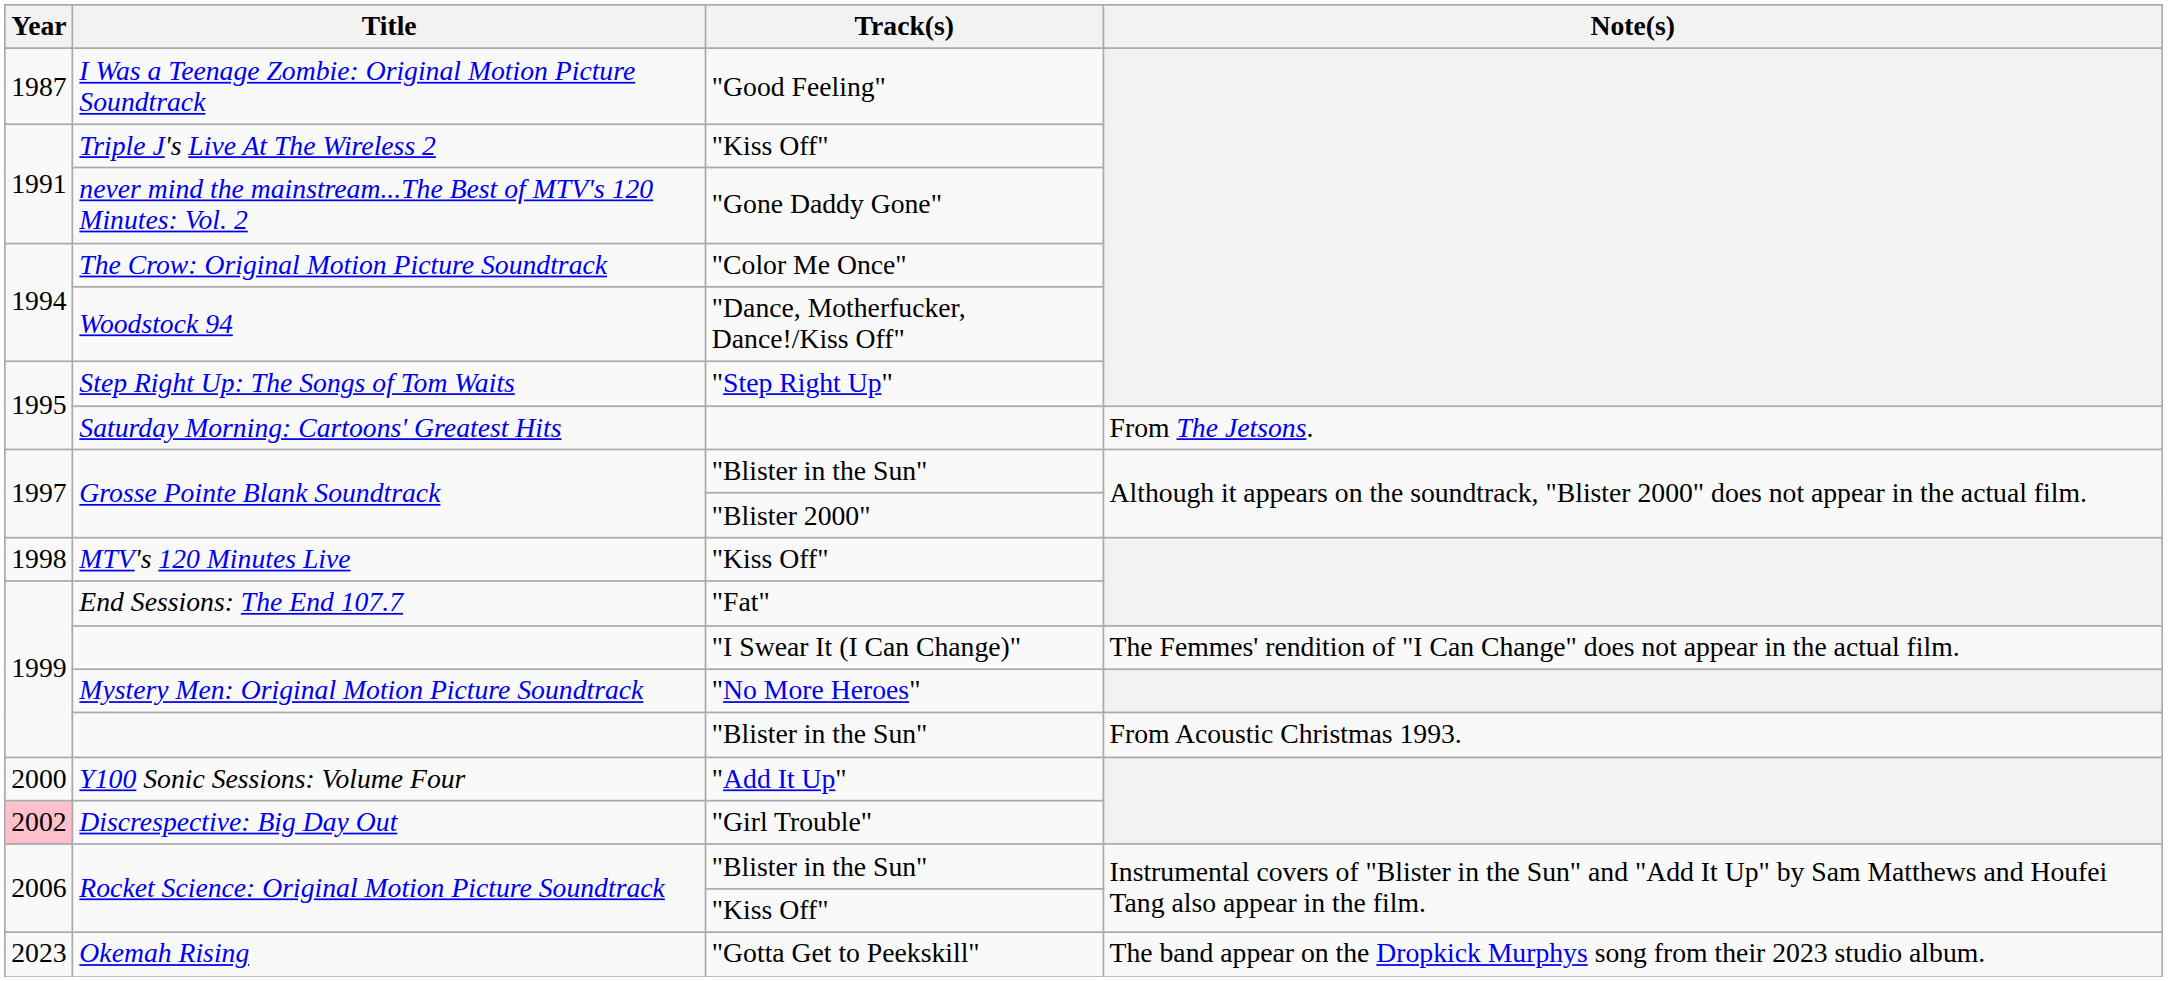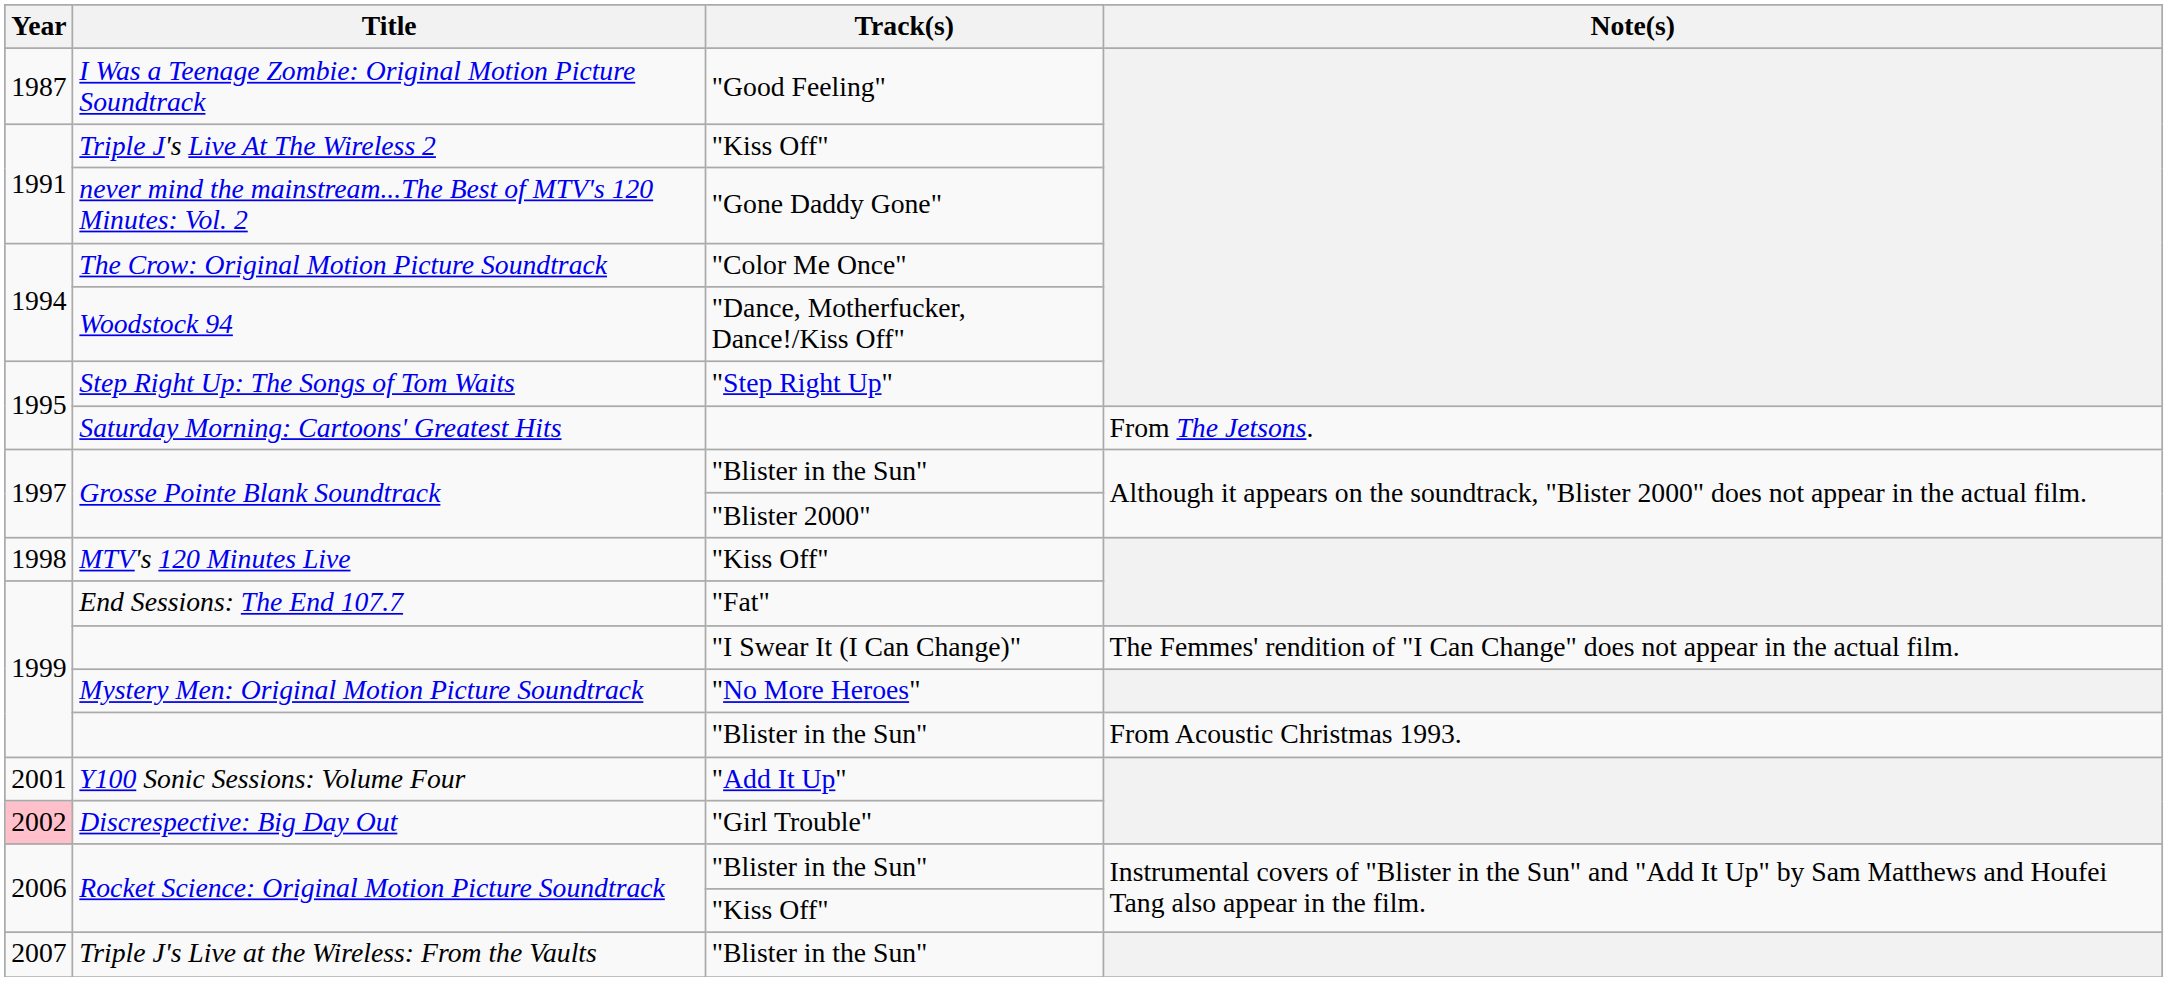(39, 778) 2000 -> (39, 778) 2001
+ row: (338, 953)
- row: (164, 953)
